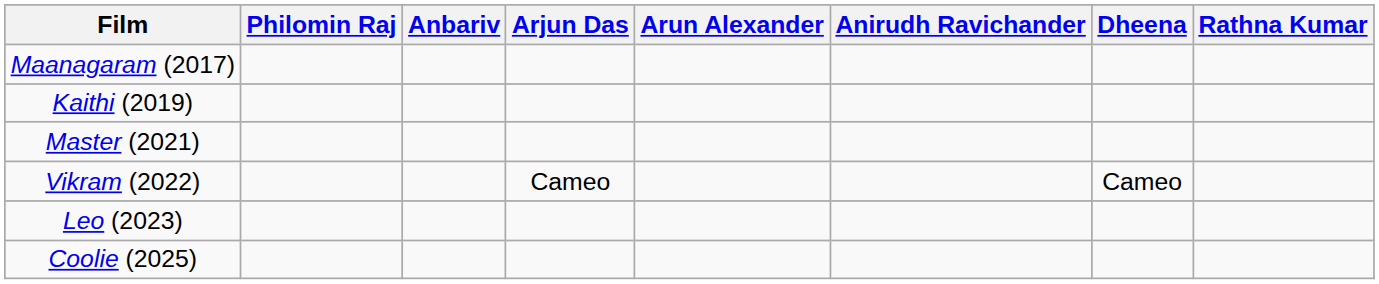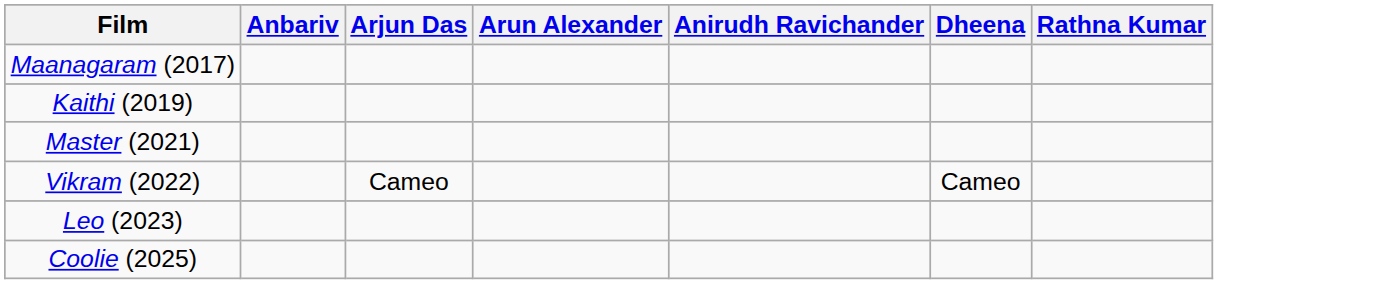- column: (322, 25)
